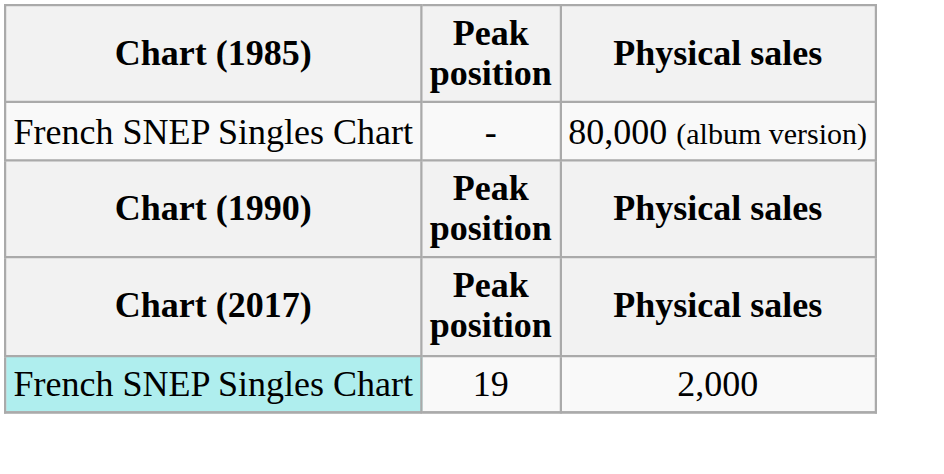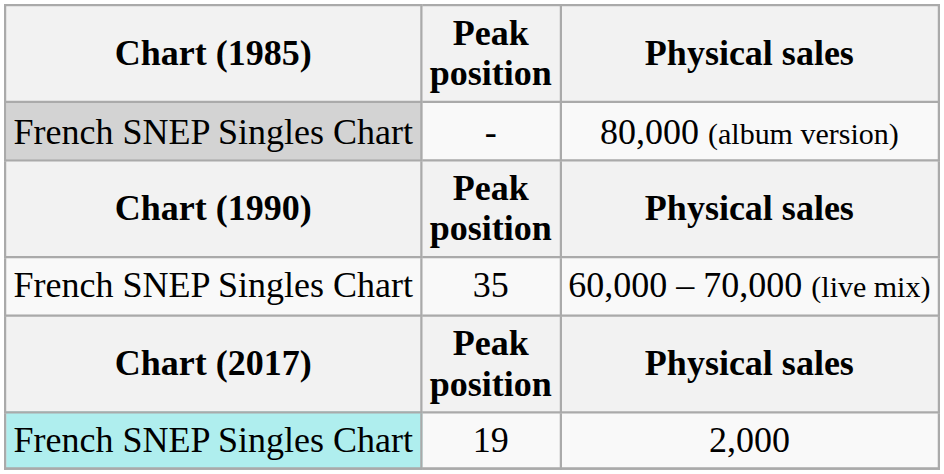(213, 130) no background -> (213, 130) lightgrey background
+ row: (749, 285)
